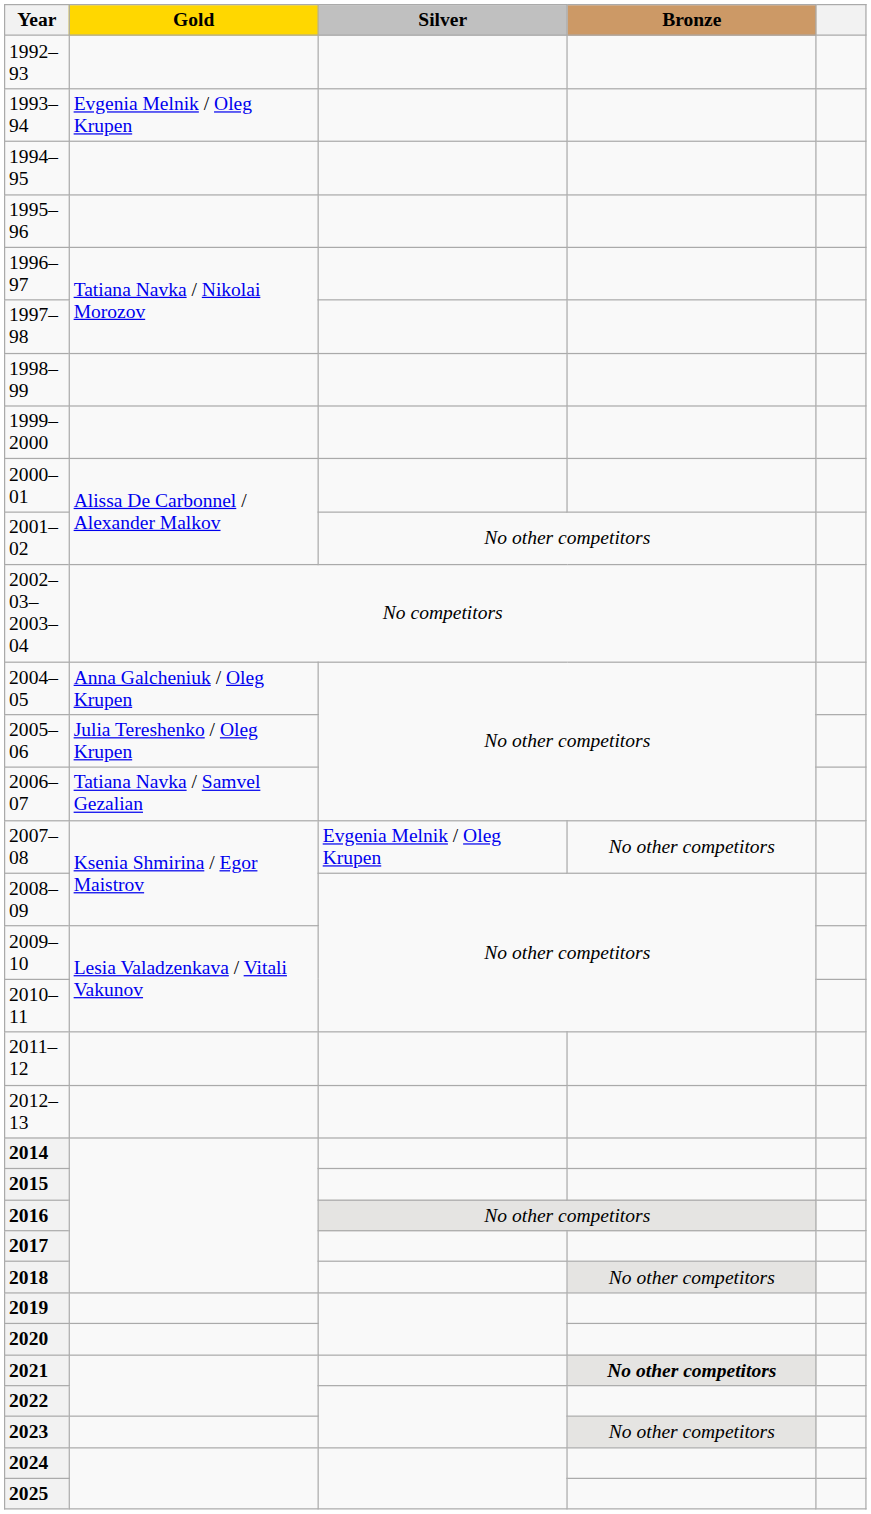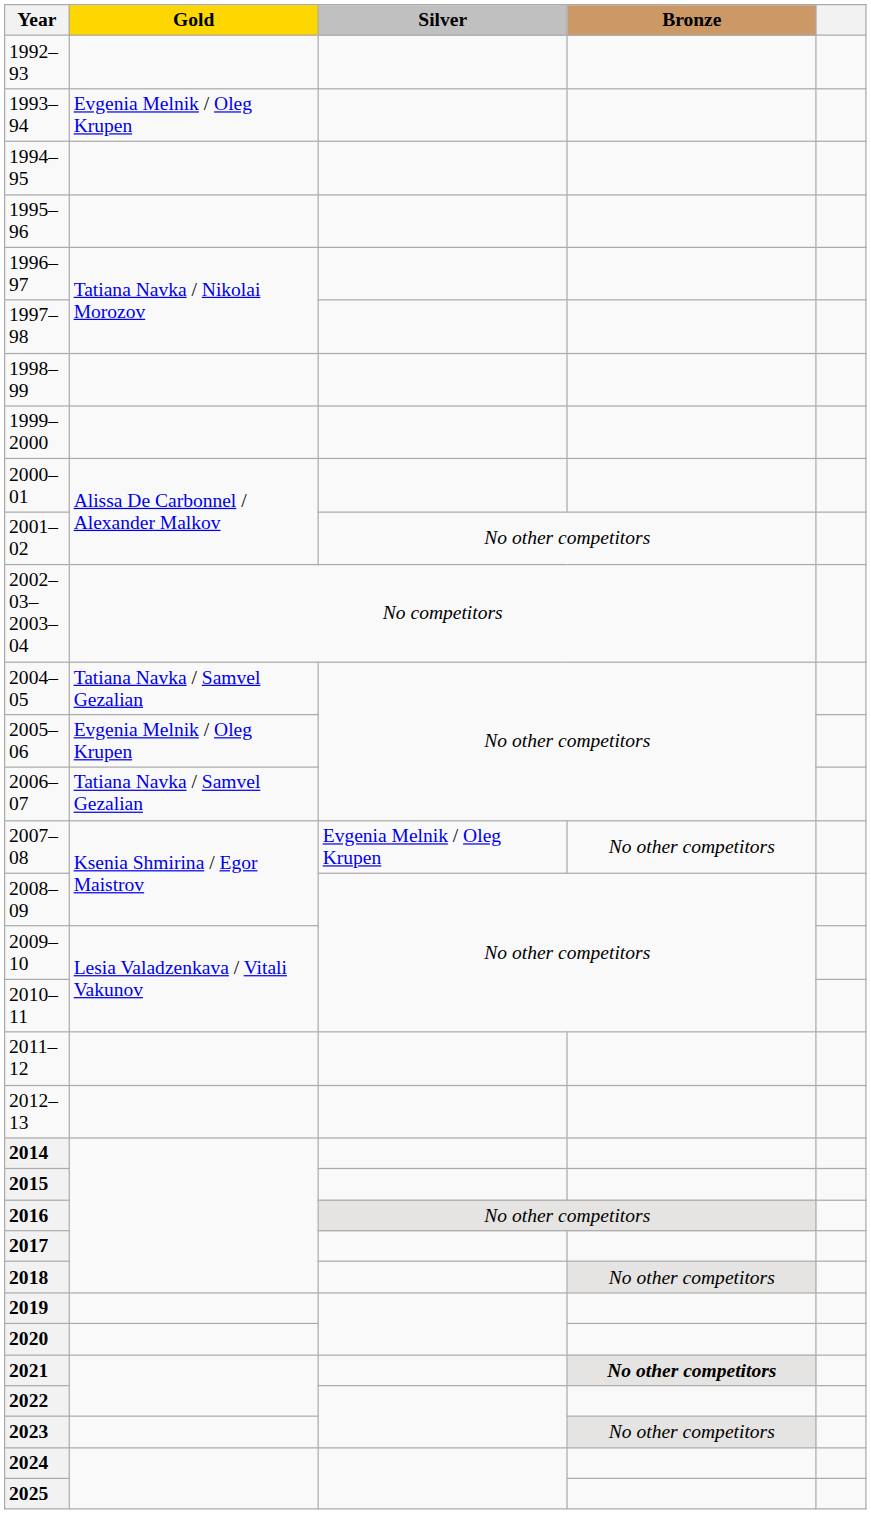(169, 687) Anna Galcheniuk / Oleg Krupen -> (167, 687) Tatiana Navka / Samvel Gezalian
(166, 740) Julia Tereshenko / Oleg Krupen -> (163, 740) Evgenia Melnik / Oleg Krupen
